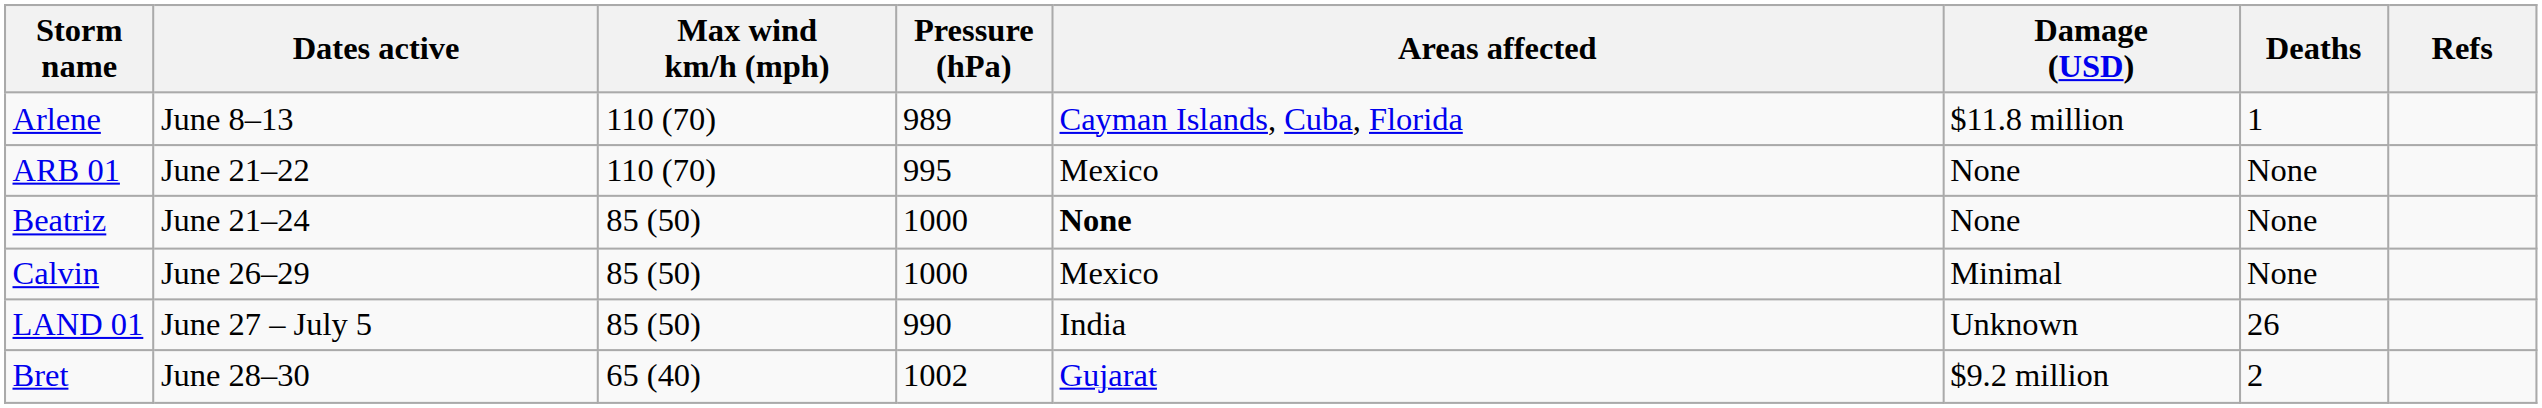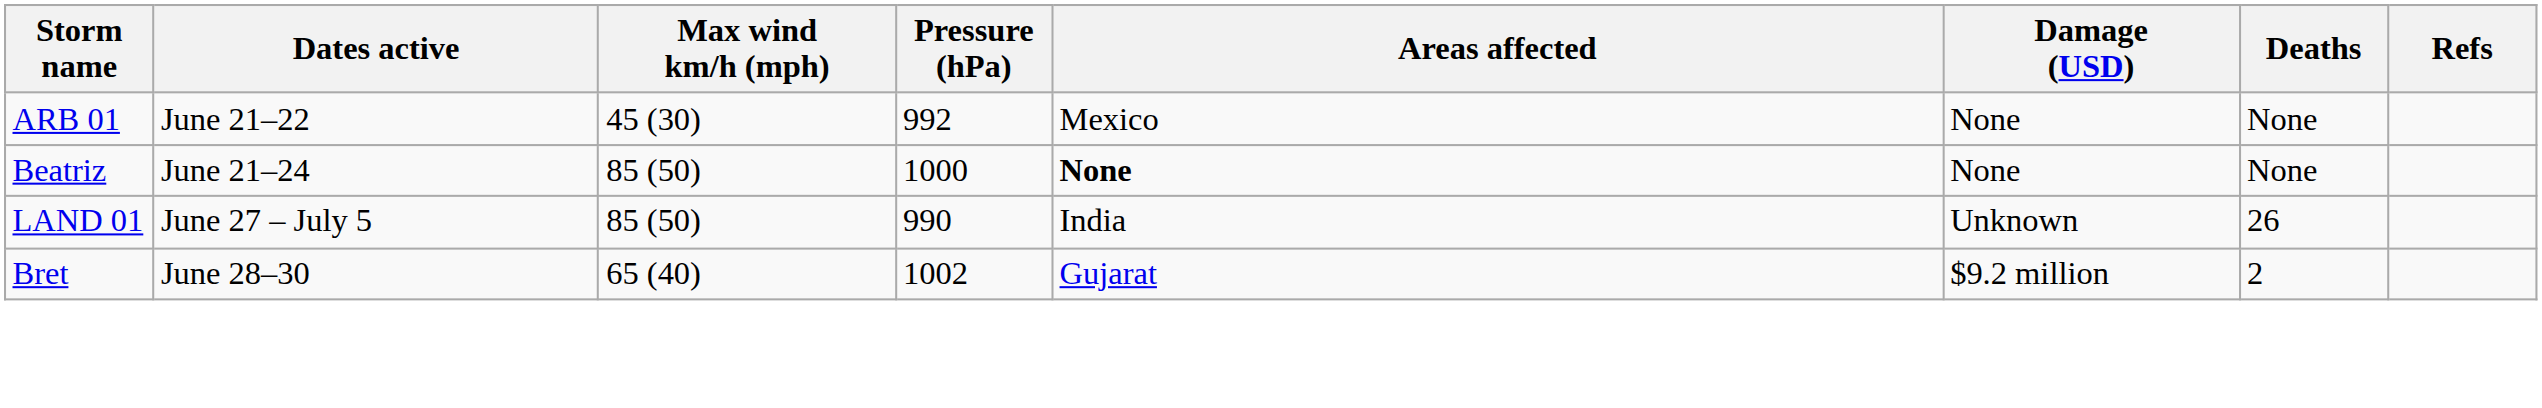- row: (57, 118)
(661, 169) 110 (70) -> (654, 118) 45 (30)
(927, 169) 995 -> (927, 118) 992
- row: (56, 272)
